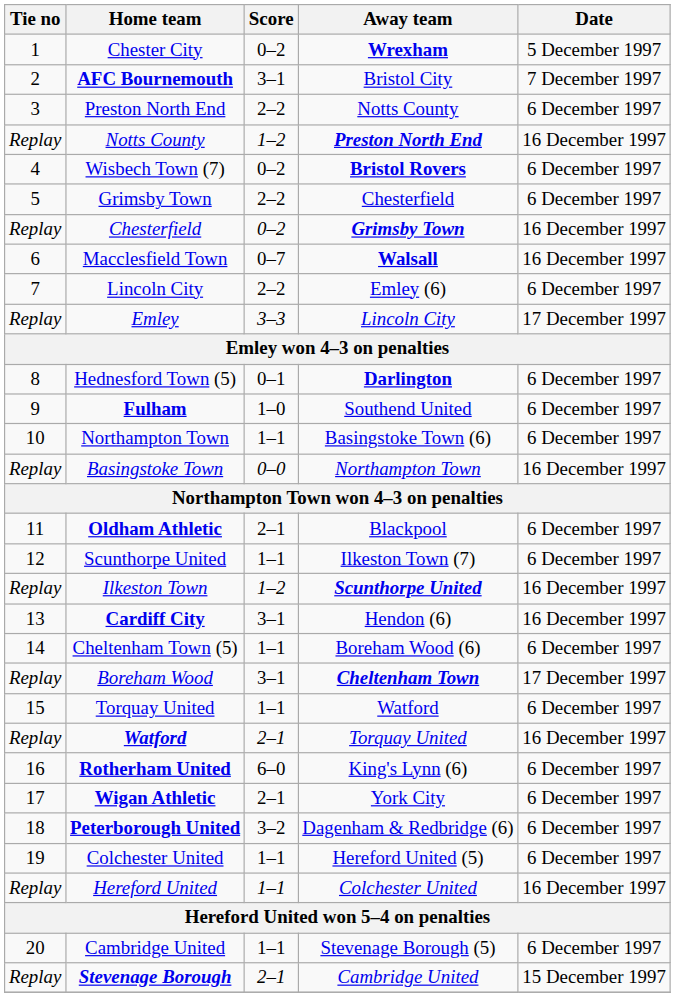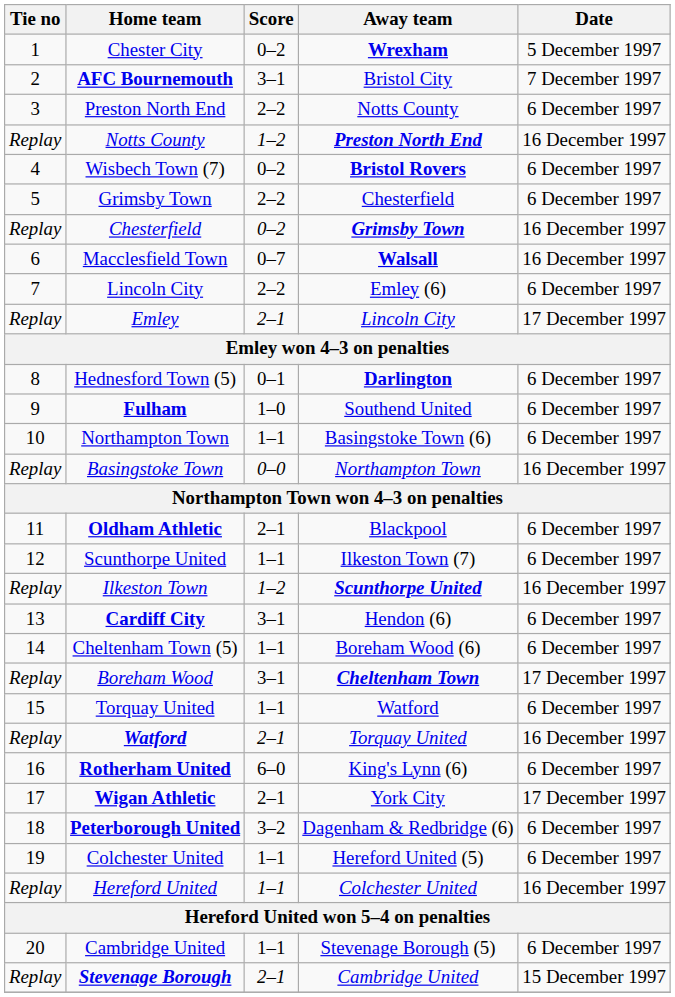(271, 318) 3–3 -> (271, 318) 2–1
(594, 618) 16 December 1997 -> (594, 618) 6 December 1997
(594, 797) 6 December 1997 -> (594, 797) 17 December 1997
